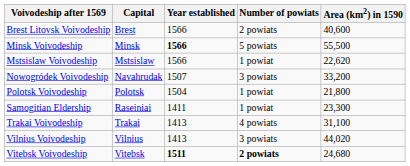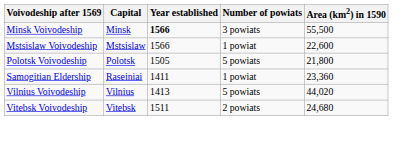- row: (58, 30)
(258, 45) 5 powiats -> (241, 30) 3 powiats
(337, 61) 22,620 -> (320, 45) 22,600
- row: (57, 76)
(177, 92) 1504 -> (160, 61) 1505
(256, 92) 1 powiat -> (241, 61) 5 powiats
(337, 107) 23,300 -> (320, 76) 23,360
- row: (45, 123)
(258, 138) 3 powiats -> (241, 92) 5 powiats
(176, 154) bold -> (160, 107) normal
(259, 154) bold -> (241, 107) normal
